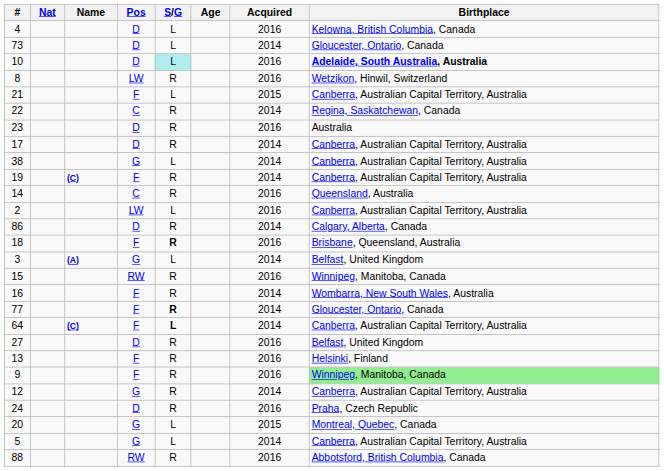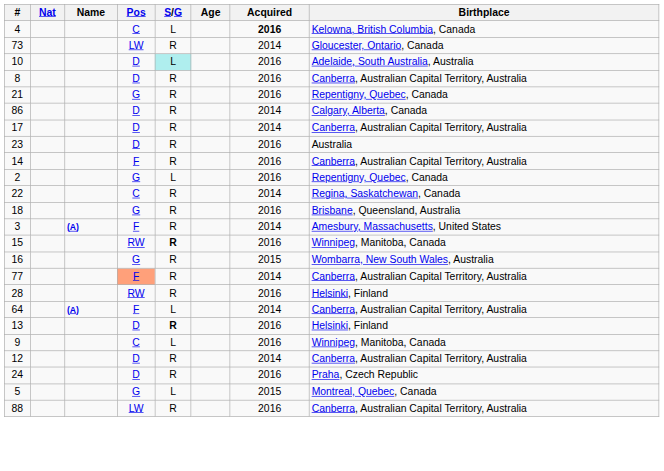(136, 29) D -> (136, 29) C
(270, 29) normal -> (270, 29) bold
(136, 45) D -> (136, 45) LW
(173, 45) L -> (173, 45) R
(399, 62) bold -> (393, 62) normal
(136, 78) LW -> (136, 78) D
(379, 78) Wetzikon, Hinwil, Switzerland -> (419, 78) Canberra, Australian Capital Territory, Australia
(136, 95) F -> (136, 95) G
(173, 95) L -> (173, 95) R
(270, 95) 2015 -> (270, 95) 2016
(419, 95) Canberra, Australian Capital Territory, Australia -> (380, 95) Repentigny, Quebec, Canada
rows swapped: (17, 111) <-> (17, 227)
rows swapped: (17, 144) <-> (17, 128)
- row: (17, 161)
- row: (17, 177)
(136, 194) C -> (136, 161) F
(363, 194) Queensland, Australia -> (419, 161) Canberra, Australian Capital Territory, Australia
(136, 210) LW -> (136, 177) G
(419, 210) Canberra, Australian Capital Territory, Australia -> (380, 177) Repentigny, Quebec, Canada
(136, 243) F -> (136, 210) G
(173, 243) bold -> (173, 210) normal
(136, 260) G -> (136, 227) F
(173, 260) L -> (173, 227) R
(367, 260) Belfast, United Kingdom -> (406, 227) Amesbury, Massachusetts, United States
(173, 276) normal -> (173, 243) bold
(136, 293) F -> (136, 260) G
(270, 293) 2014 -> (270, 260) 2015
(136, 309) no background -> (136, 276) lightsalmon background
(173, 309) bold -> (173, 276) normal
(378, 309) Gloucester, Ontario, Canada -> (419, 276) Canberra, Australian Capital Territory, Australia
+ row: (17, 293)
(73, 326) (C) -> (73, 310) (A)
(173, 326) bold -> (173, 309) normal
- row: (17, 342)
(136, 359) F -> (136, 326) D
(173, 359) normal -> (173, 326) bold
(136, 375) F -> (136, 342) C
(173, 375) R -> (173, 342) L
(379, 375) lightgreen background -> (379, 342) no background
(136, 392) G -> (136, 359) D
- row: (17, 425)
(270, 441) 2014 -> (270, 392) 2015
(419, 441) Canberra, Australian Capital Territory, Australia -> (374, 392) Montreal, Quebec, Canada
(136, 458) RW -> (136, 408) LW
(399, 458) Abbotsford, British Columbia, Canada -> (419, 408) Canberra, Australian Capital Territory, Australia
